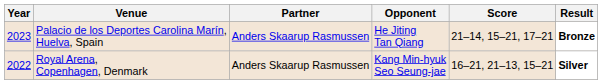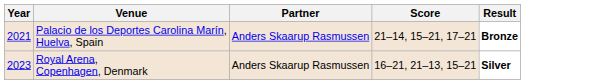- column: (410, 13)
(19, 36) 2023 -> (19, 36) 2021
(19, 65) 2022 -> (19, 65) 2023
